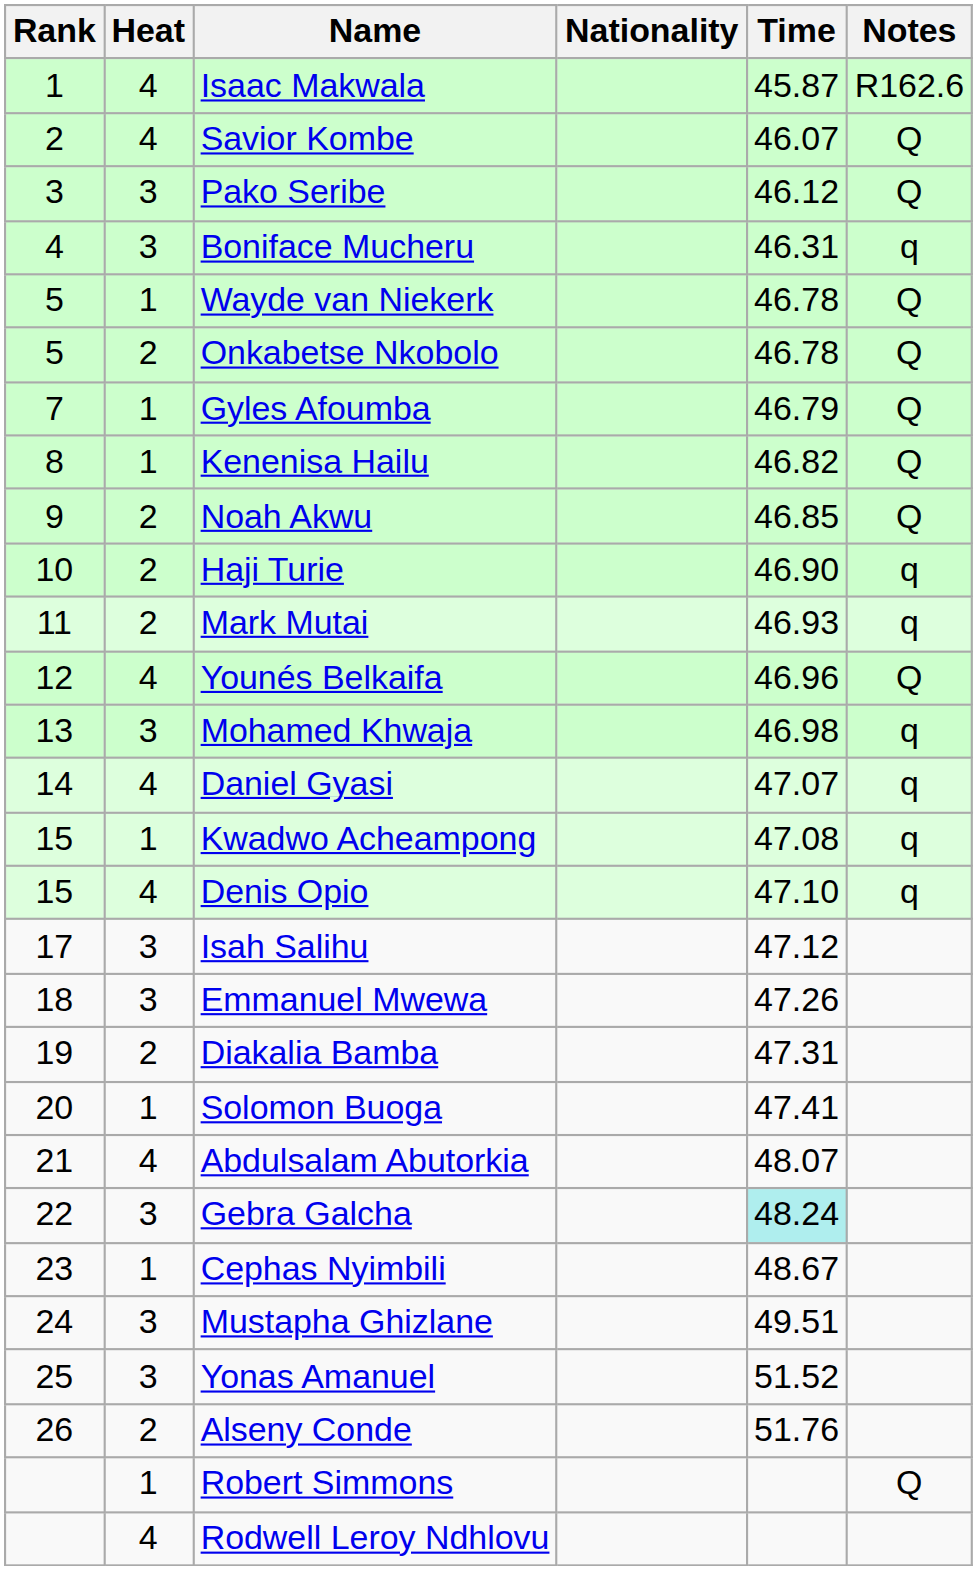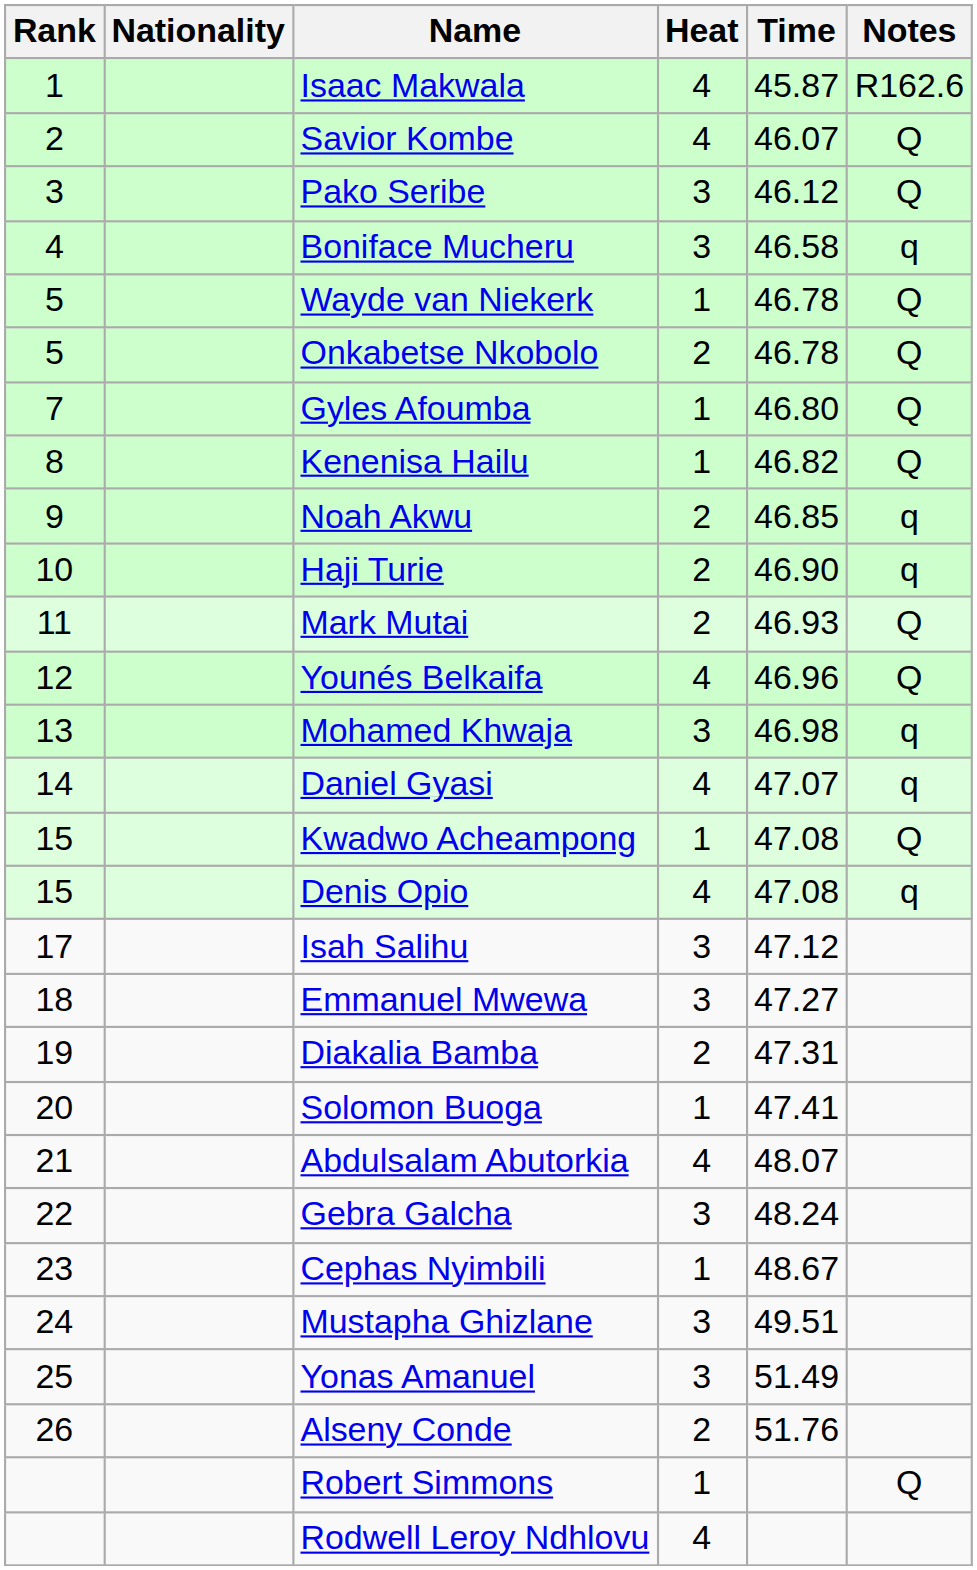columns swapped: (148, 31) <-> (652, 31)
(797, 246) 46.31 -> (797, 246) 46.58
(797, 407) 46.79 -> (797, 407) 46.80
(909, 515) Q -> (909, 515) q
(909, 623) q -> (909, 623) Q
(909, 838) q -> (909, 838) Q
(797, 892) 47.10 -> (797, 892) 47.08
(797, 999) 47.26 -> (797, 999) 47.27
(797, 1214) paleturquoise background -> (797, 1214) no background
(797, 1376) 51.52 -> (797, 1376) 51.49
